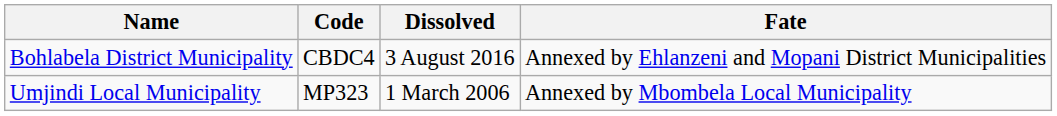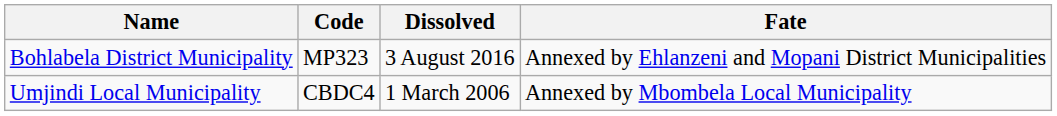(339, 57) CBDC4 -> (336, 57) MP323
(336, 92) MP323 -> (339, 92) CBDC4
